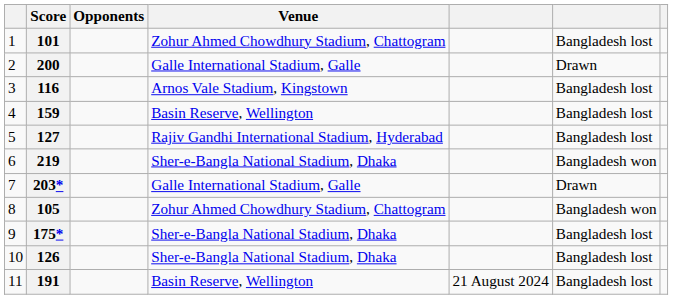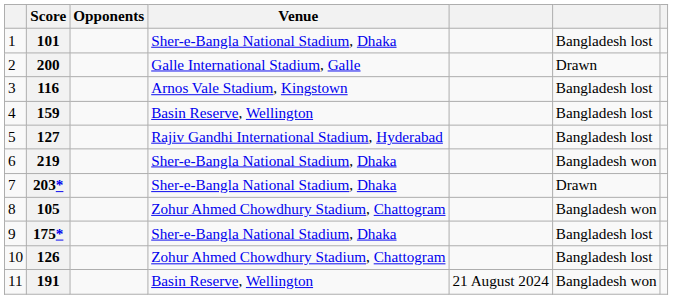(298, 40) Zohur Ahmed Chowdhury Stadium, Chattogram -> (274, 40) Sher-e-Bangla National Stadium, Dhaka
(256, 185) Galle International Stadium, Galle -> (274, 185) Sher-e-Bangla National Stadium, Dhaka
(274, 257) Sher-e-Bangla National Stadium, Dhaka -> (298, 257) Zohur Ahmed Chowdhury Stadium, Chattogram
(604, 281) Bangladesh lost -> (606, 281) Bangladesh won
